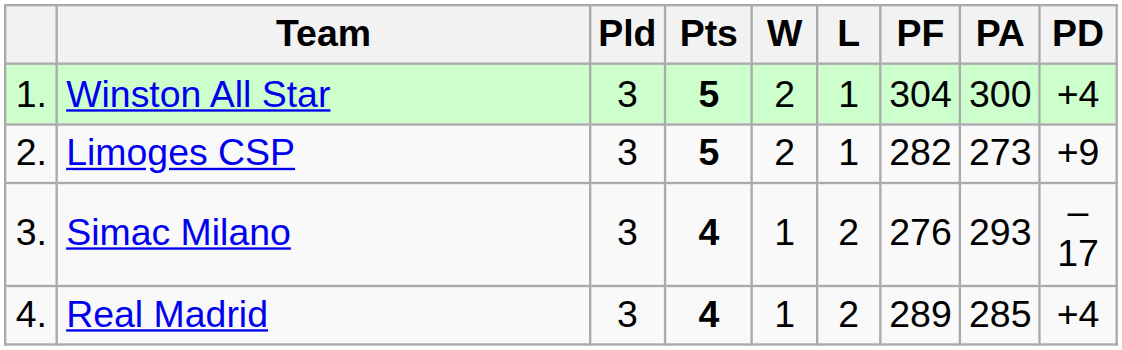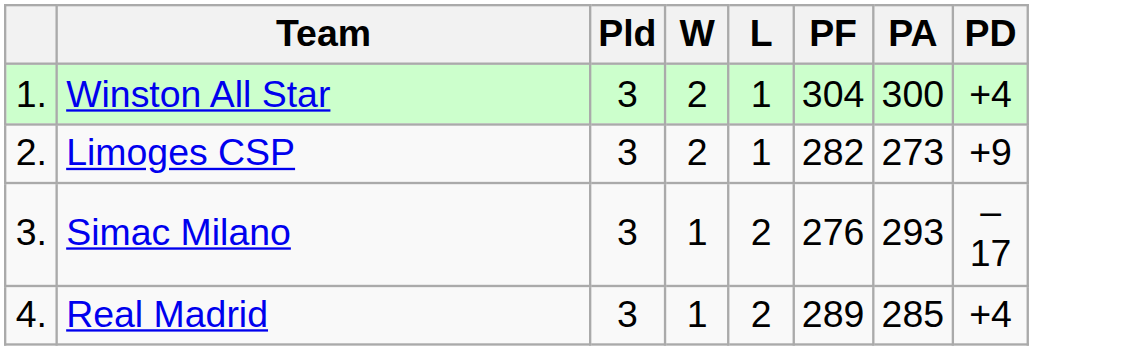- column: (709, 34)
